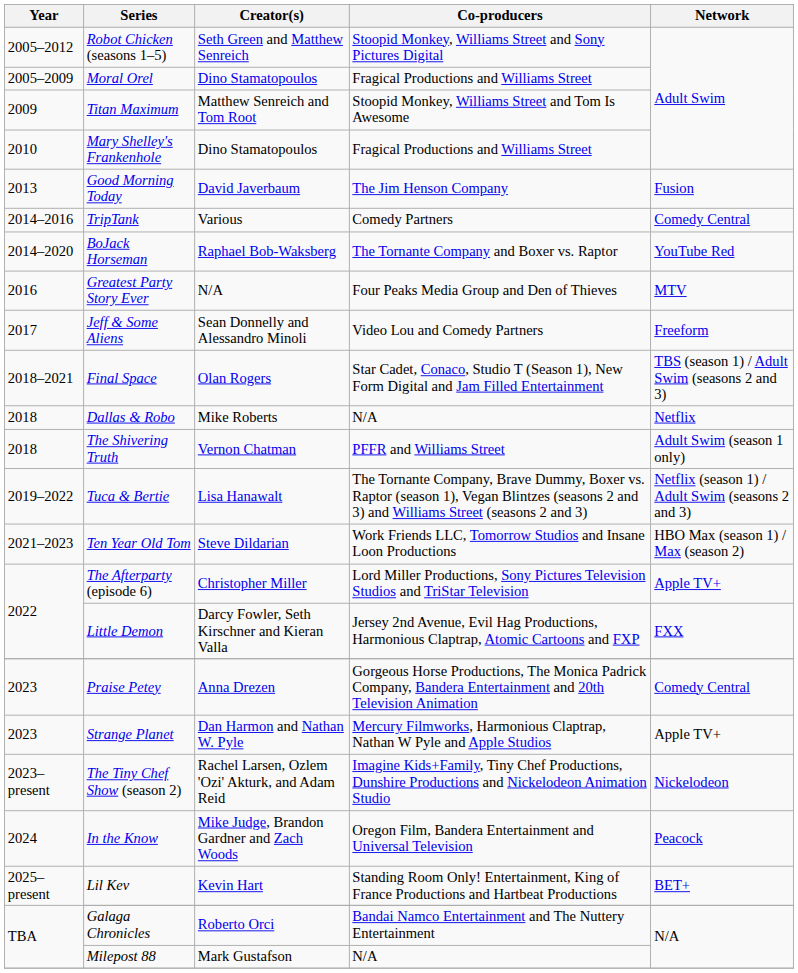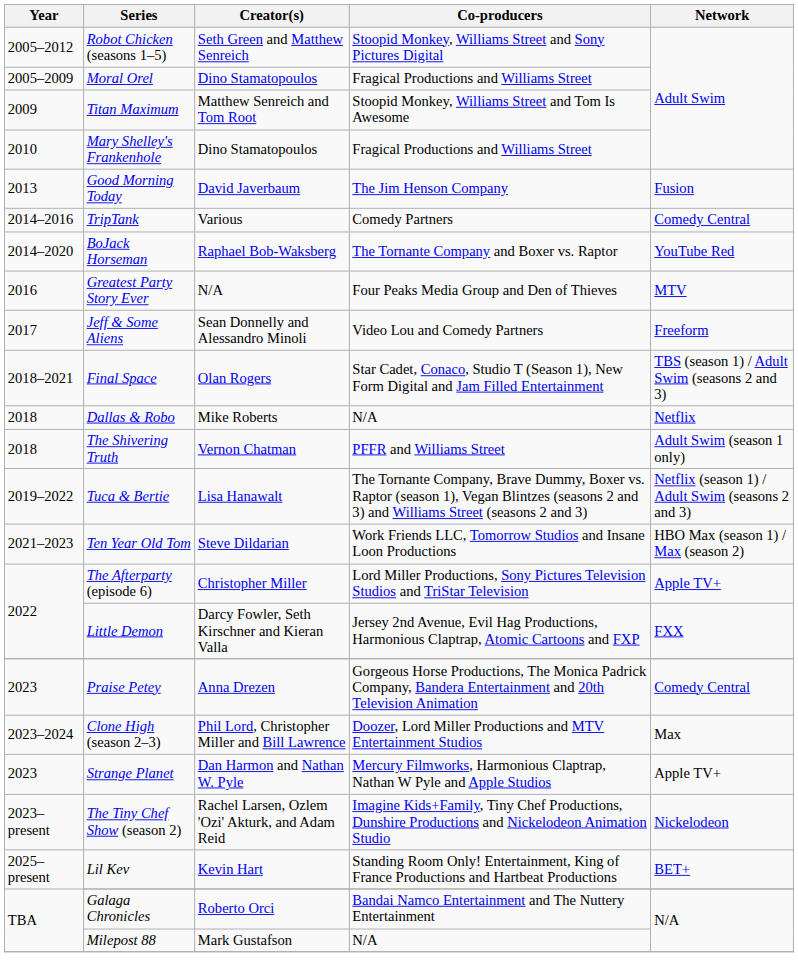+ row: (124, 734)
- row: (122, 838)
